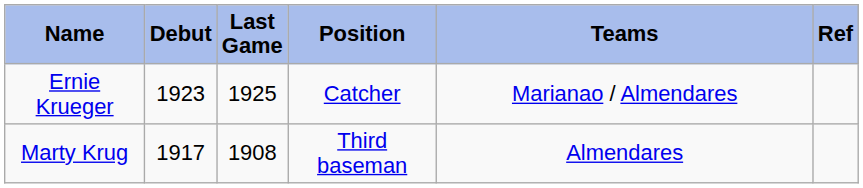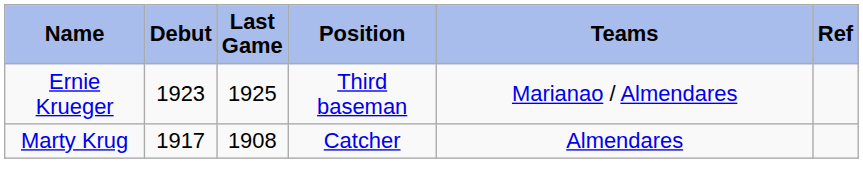(362, 93) Catcher -> (362, 93) Third baseman
(362, 153) Third baseman -> (362, 140) Catcher
